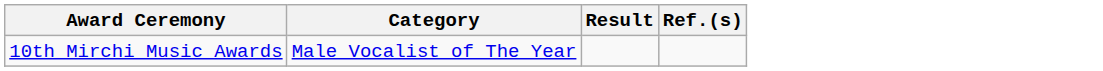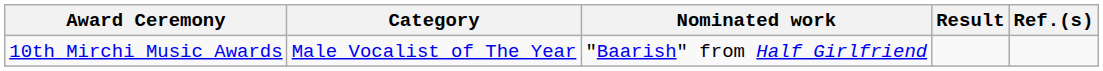+ column: (756, 20)
